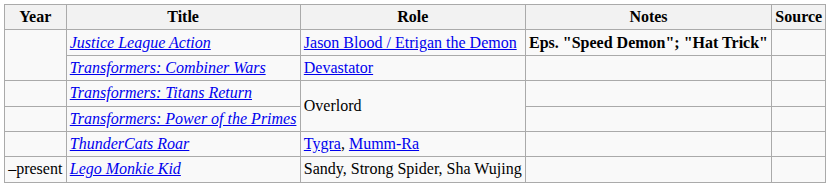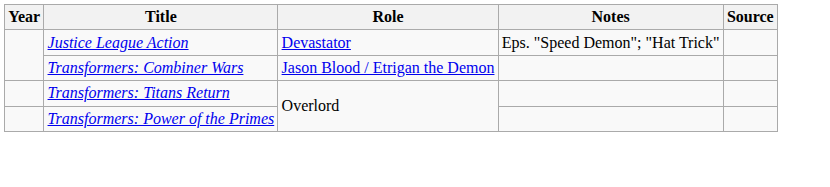(410, 42) Jason Blood / Etrigan the Demon -> (316, 42) Devastator
(648, 42) bold -> (611, 42) normal
(338, 67) Devastator -> (388, 67) Jason Blood / Etrigan the Demon
- row: (130, 144)
- row: (125, 169)
